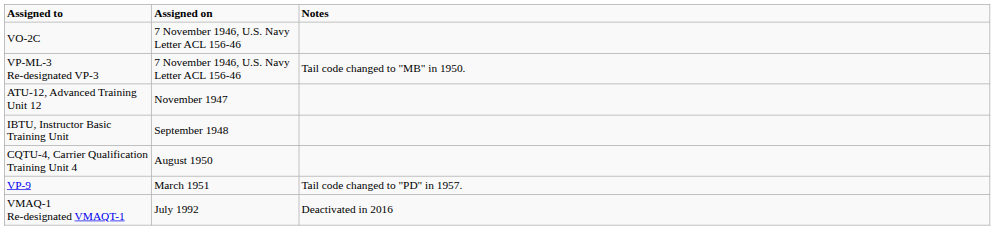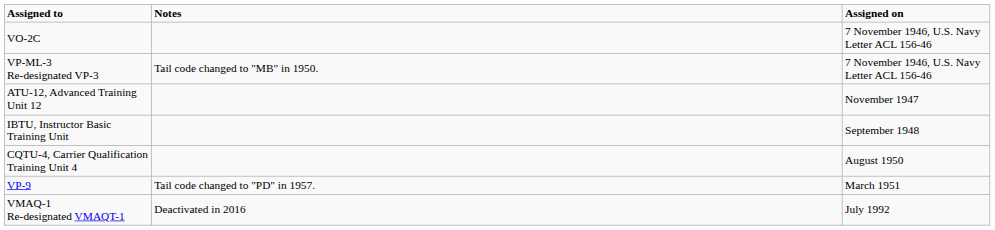columns swapped: (183, 13) <-> (315, 13)
